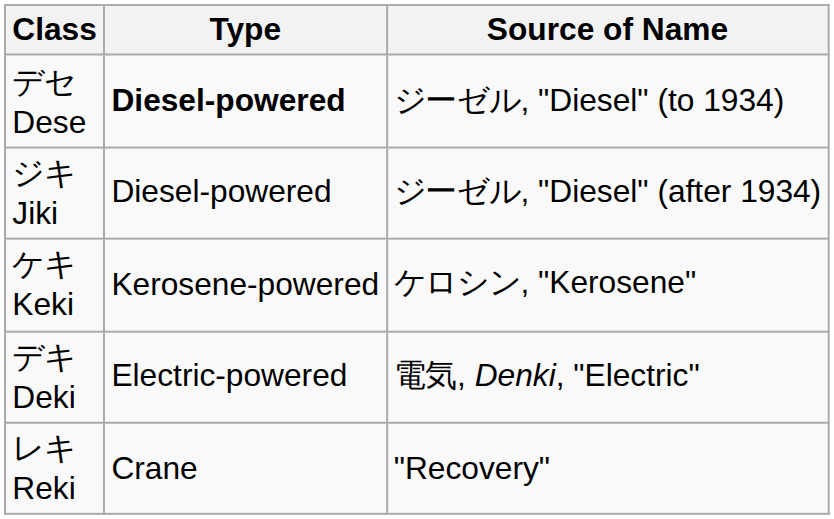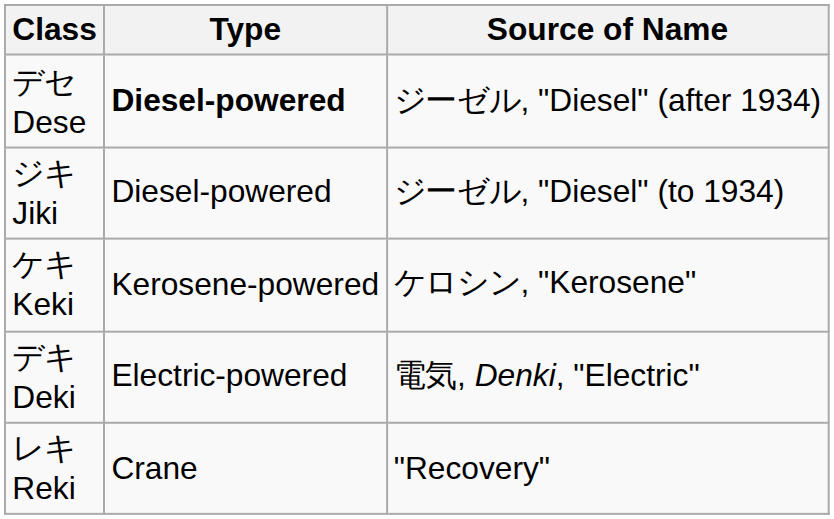(589, 99) ジーゼル, "Diesel" (to 1934) -> (607, 99) ジーゼル, "Diesel" (after 1934)
(607, 191) ジーゼル, "Diesel" (after 1934) -> (589, 191) ジーゼル, "Diesel" (to 1934)
